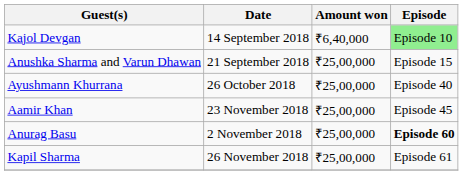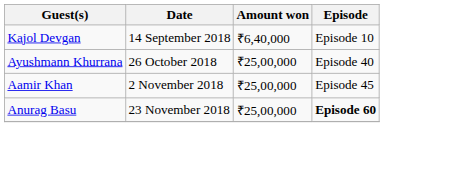(423, 37) lightgreen background -> (345, 37) no background
- row: (104, 61)
(258, 109) 23 November 2018 -> (176, 85) 2 November 2018
(254, 133) 2 November 2018 -> (179, 109) 23 November 2018
- row: (44, 157)
